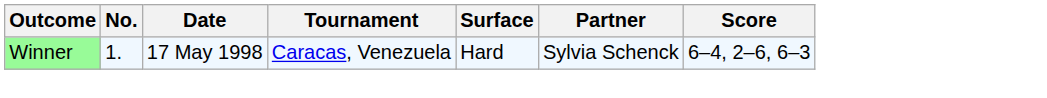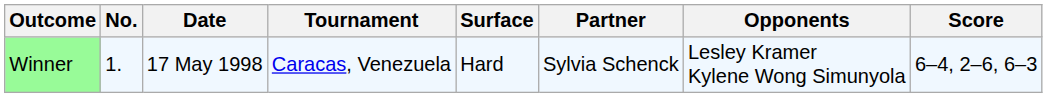+ column: (797, 20)
